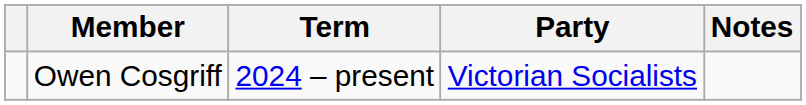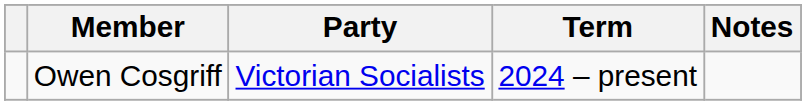columns swapped: (572, 28) <-> (335, 28)
